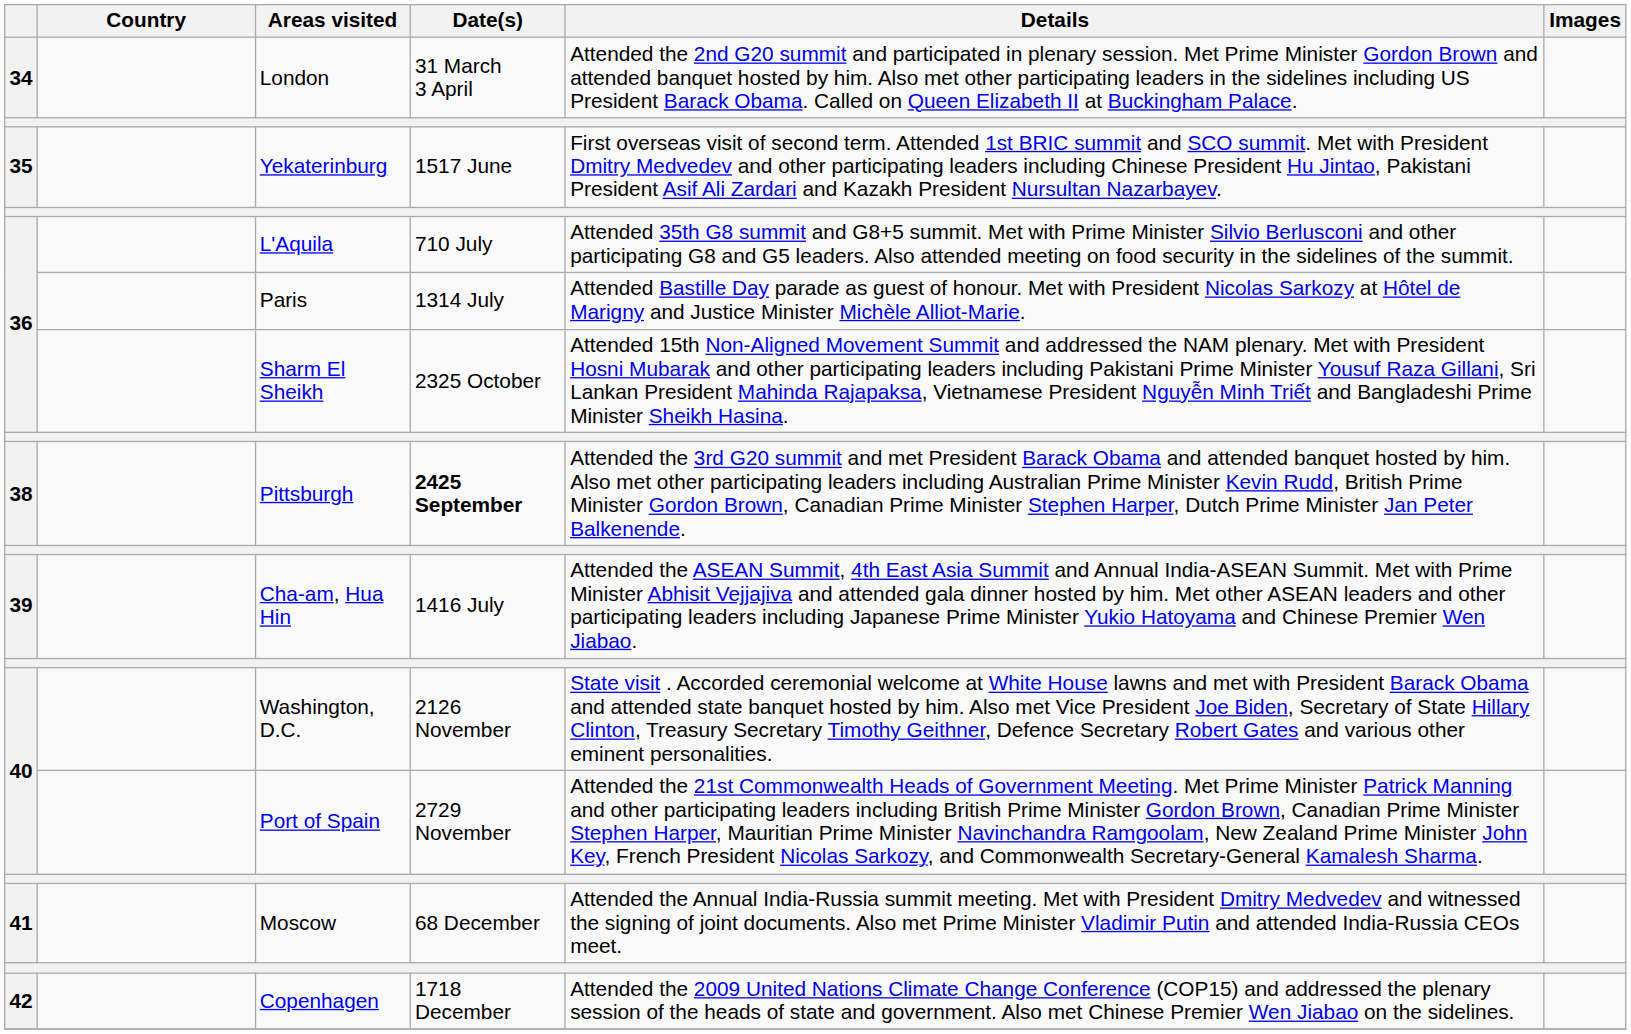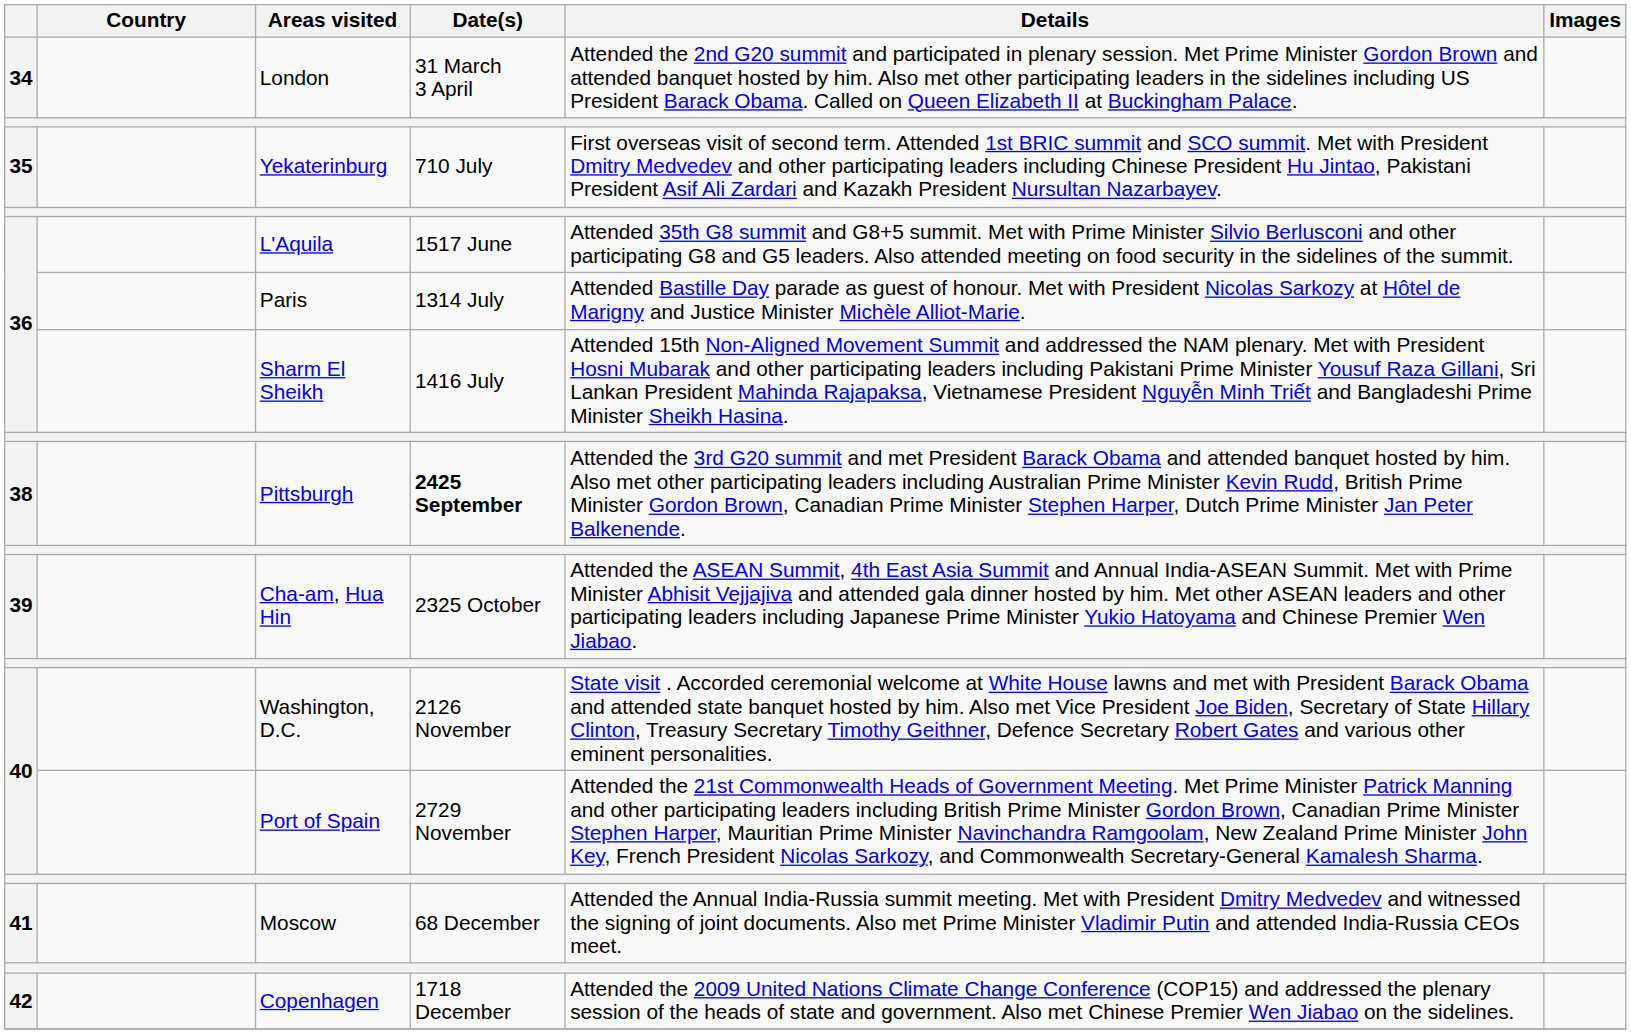(464, 166) 1517 June -> (454, 166) 710 July
(454, 244) 710 July -> (464, 244) 1517 June
(478, 380) 2325 October -> (459, 380) 1416 July
(459, 606) 1416 July -> (478, 606) 2325 October
